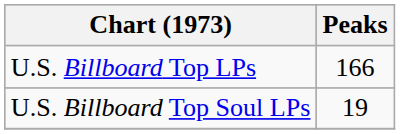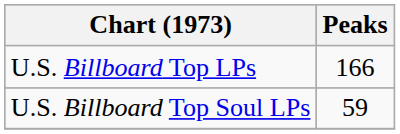(355, 107) 19 -> (355, 107) 59
